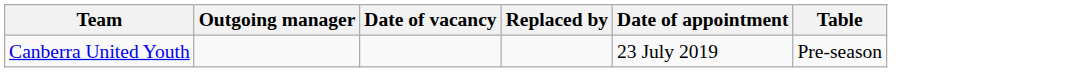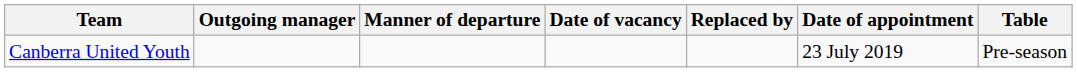+ column: (452, 19)
